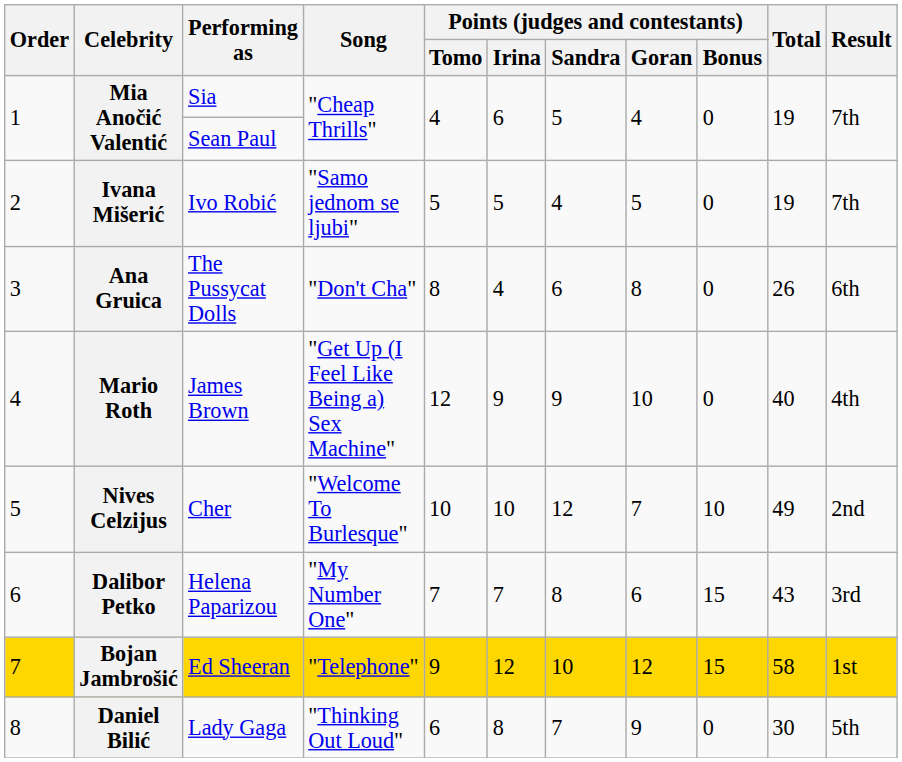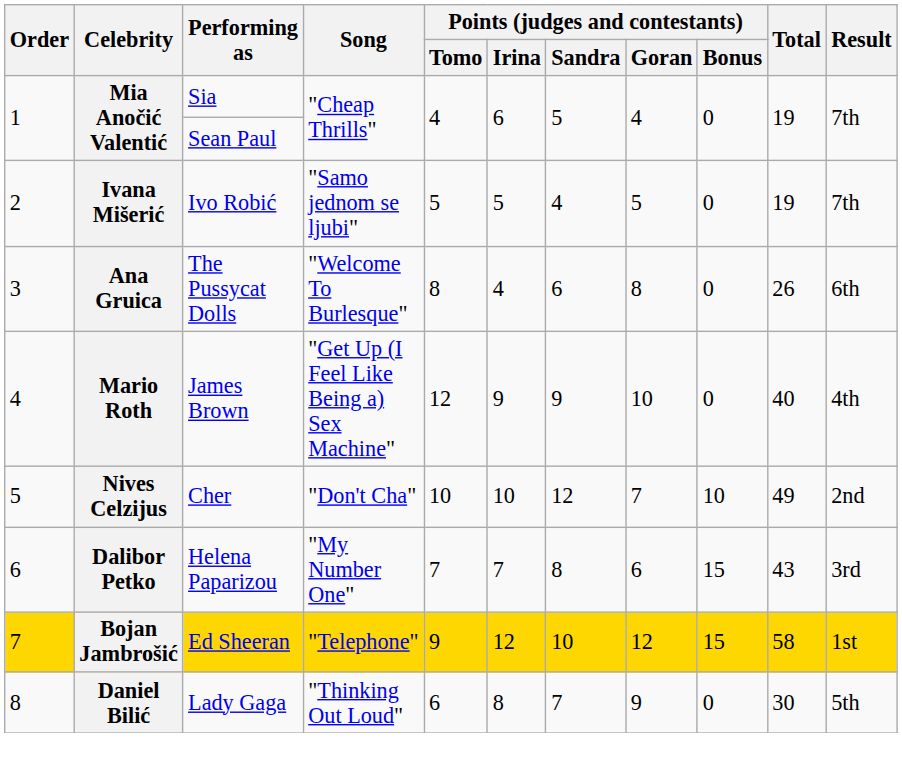(362, 288) "Don't Cha" -> (358, 288) "Welcome To Burlesque"
(358, 508) "Welcome To Burlesque" -> (362, 496) "Don't Cha"
